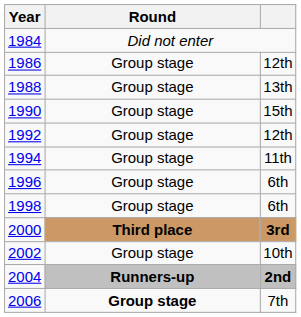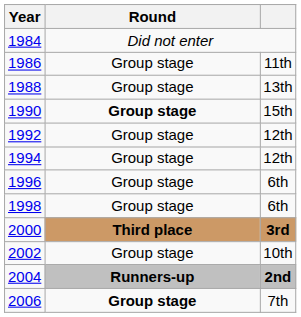(278, 64) 12th -> (278, 64) 11th
(152, 111) normal -> (152, 111) bold
(278, 159) 11th -> (278, 159) 12th
